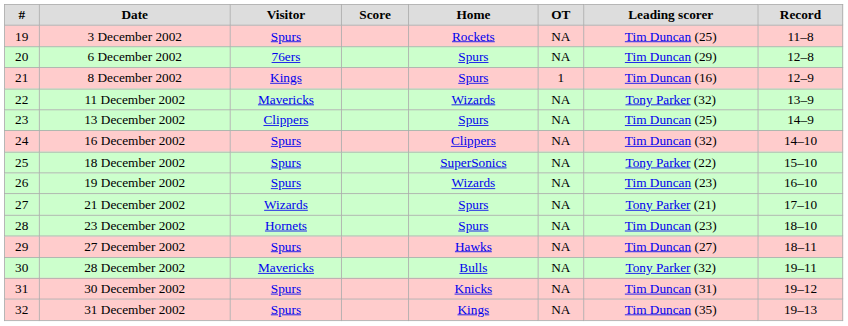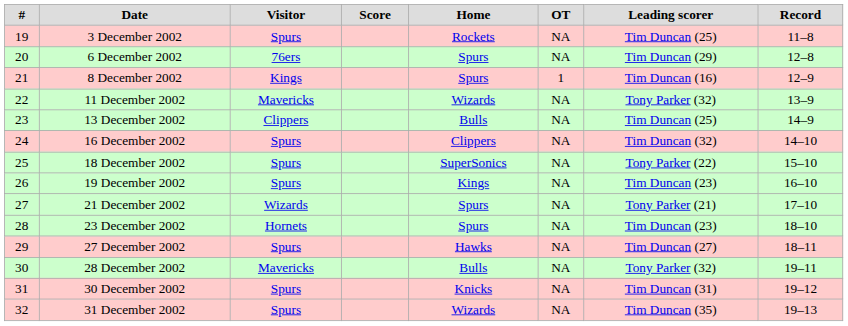(473, 120) Spurs -> (473, 120) Bulls
(473, 183) Wizards -> (473, 183) Kings
(473, 309) Kings -> (473, 309) Wizards
